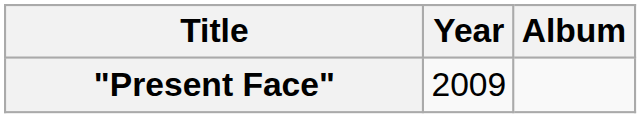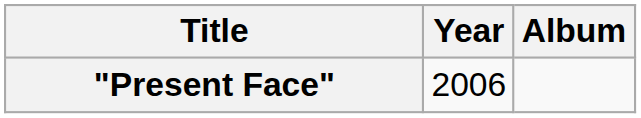(469, 84) 2009 -> (469, 84) 2006
